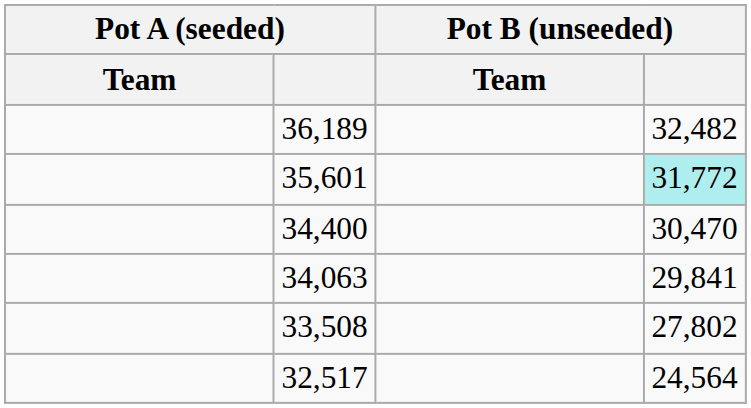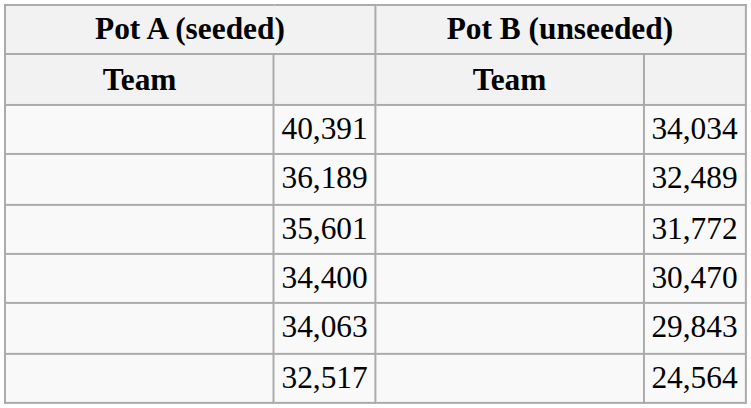+ row: (325, 128)
(695, 128) 32,482 -> (695, 178) 32,489
(695, 178) paleturquoise background -> (695, 228) no background
(695, 278) 29,841 -> (695, 327) 29,843
- row: (325, 327)
